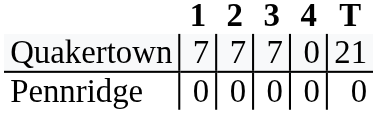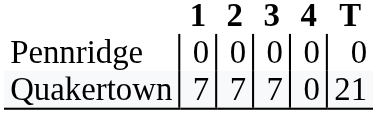rows swapped: (91, 51) <-> (77, 90)
